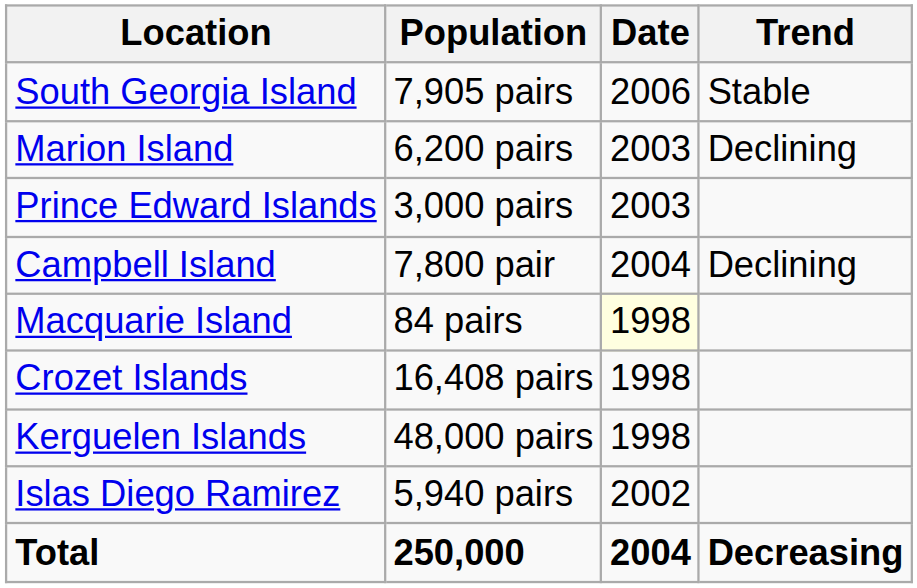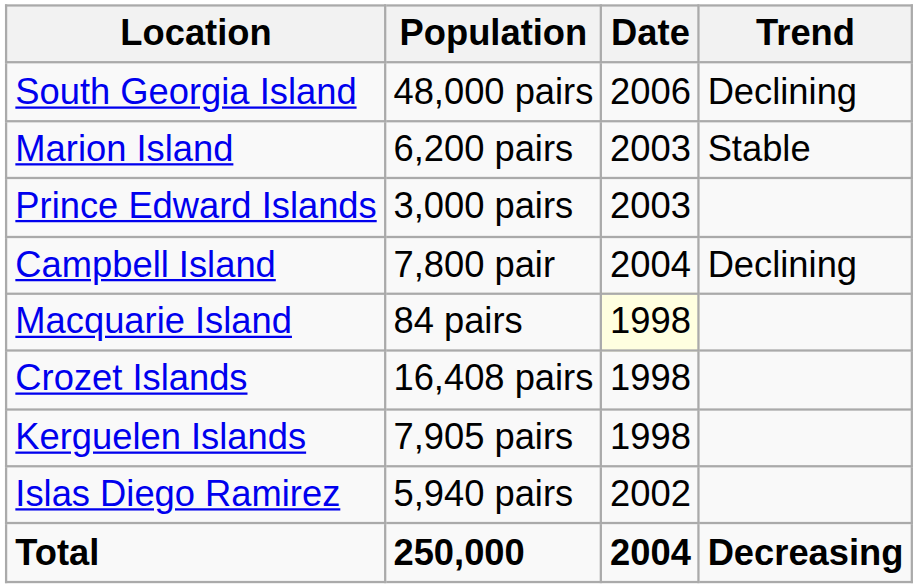(483, 91) 7,905 pairs -> (493, 91) 48,000 pairs
(759, 91) Stable -> (782, 91) Declining
(782, 148) Declining -> (759, 148) Stable
(493, 436) 48,000 pairs -> (483, 436) 7,905 pairs
